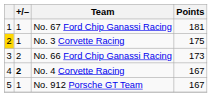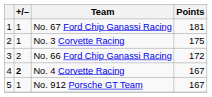(9, 41) gold background -> (9, 41) no background
(197, 56) 173 -> (197, 56) 172
